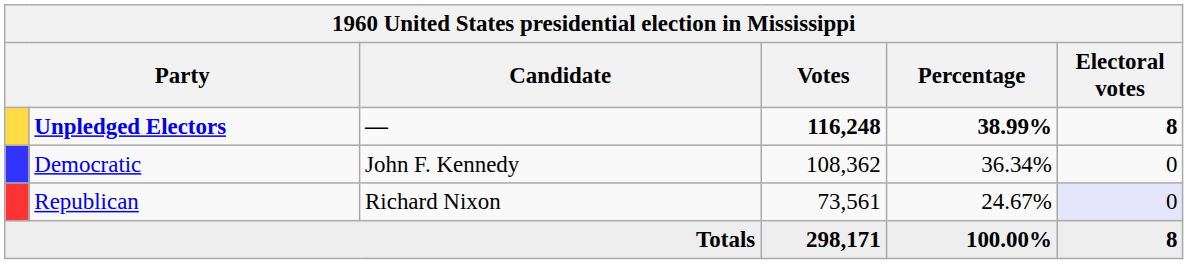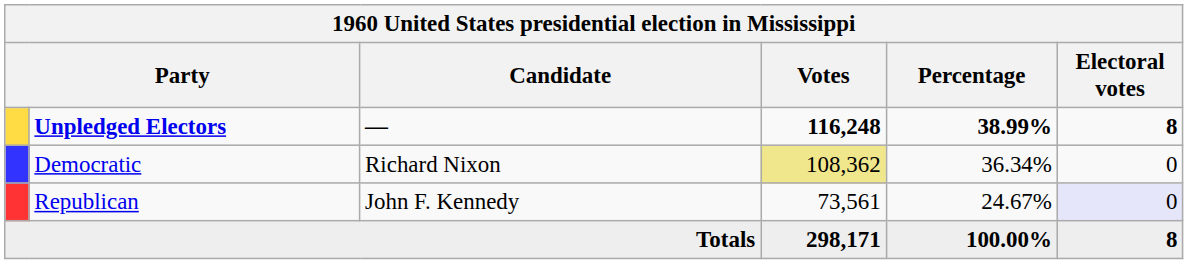(442, 164) John F. Kennedy -> (433, 164) Richard Nixon
(843, 164) no background -> (843, 164) khaki background
(433, 202) Richard Nixon -> (442, 202) John F. Kennedy
